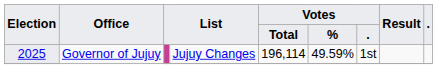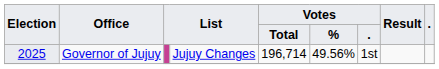(283, 54) 196,114 -> (284, 54) 196,714
(333, 54) 49.59% -> (334, 54) 49.56%
